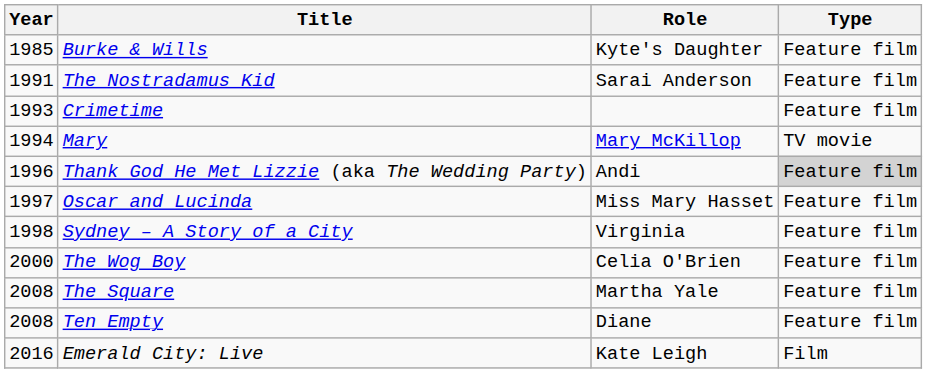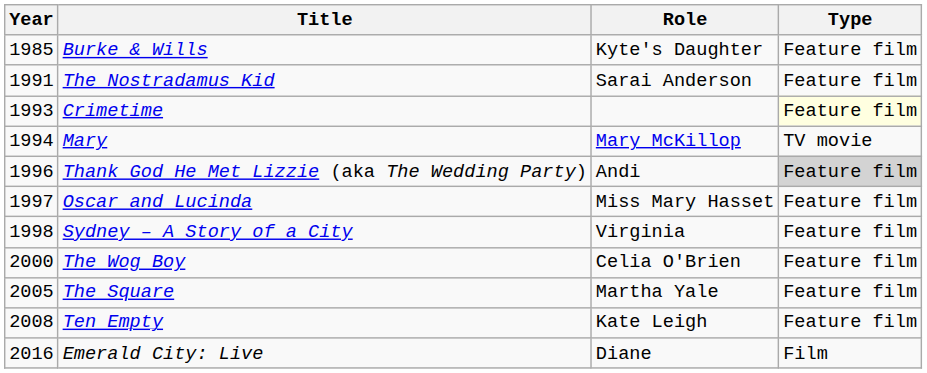(850, 111) no background -> (850, 111) lightyellow background
(31, 293) 2008 -> (31, 293) 2005
(624, 323) Diane -> (652, 323) Kate Leigh
(652, 353) Kate Leigh -> (624, 353) Diane
